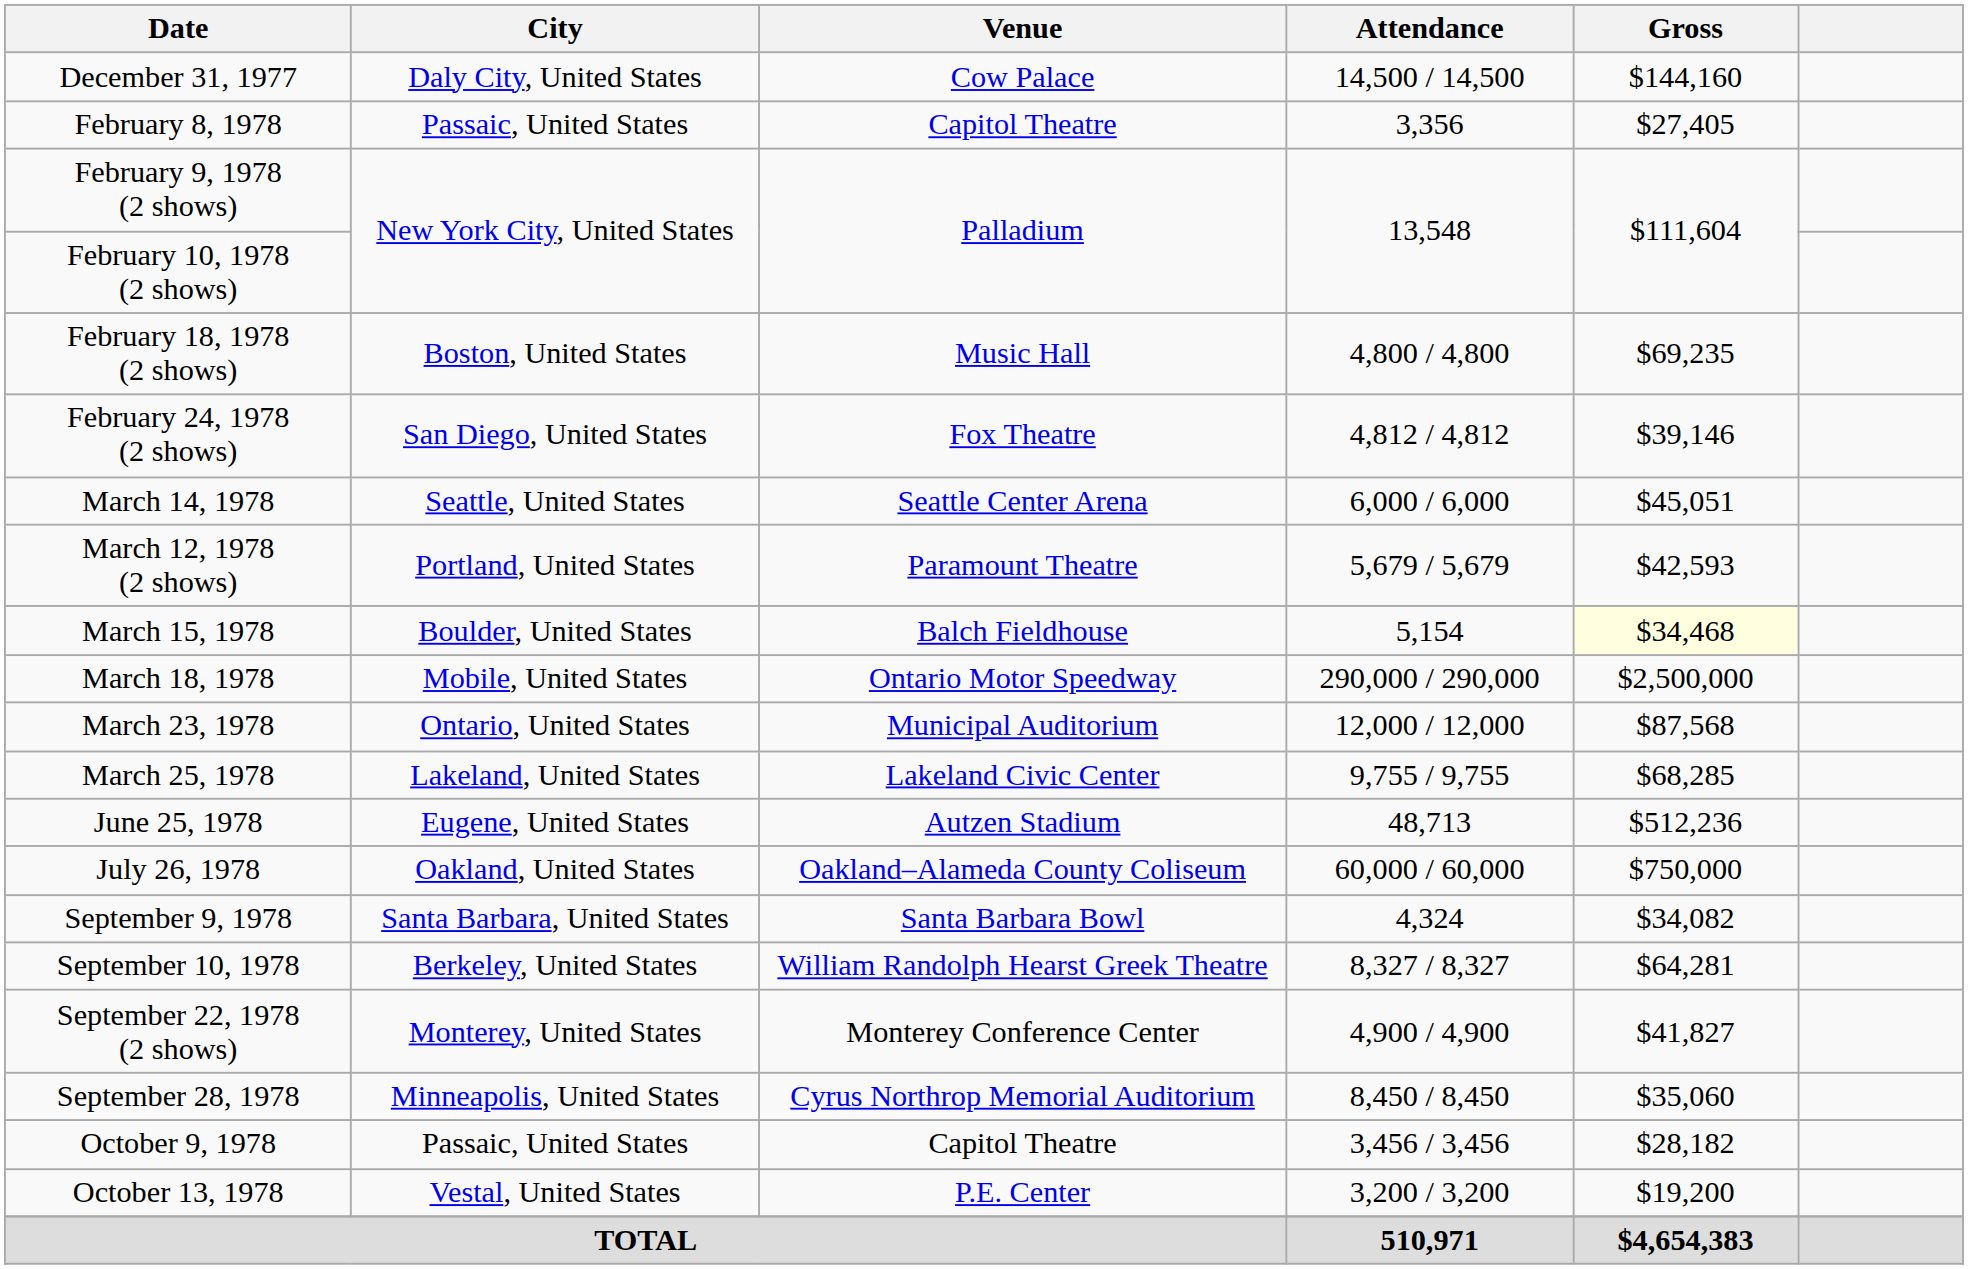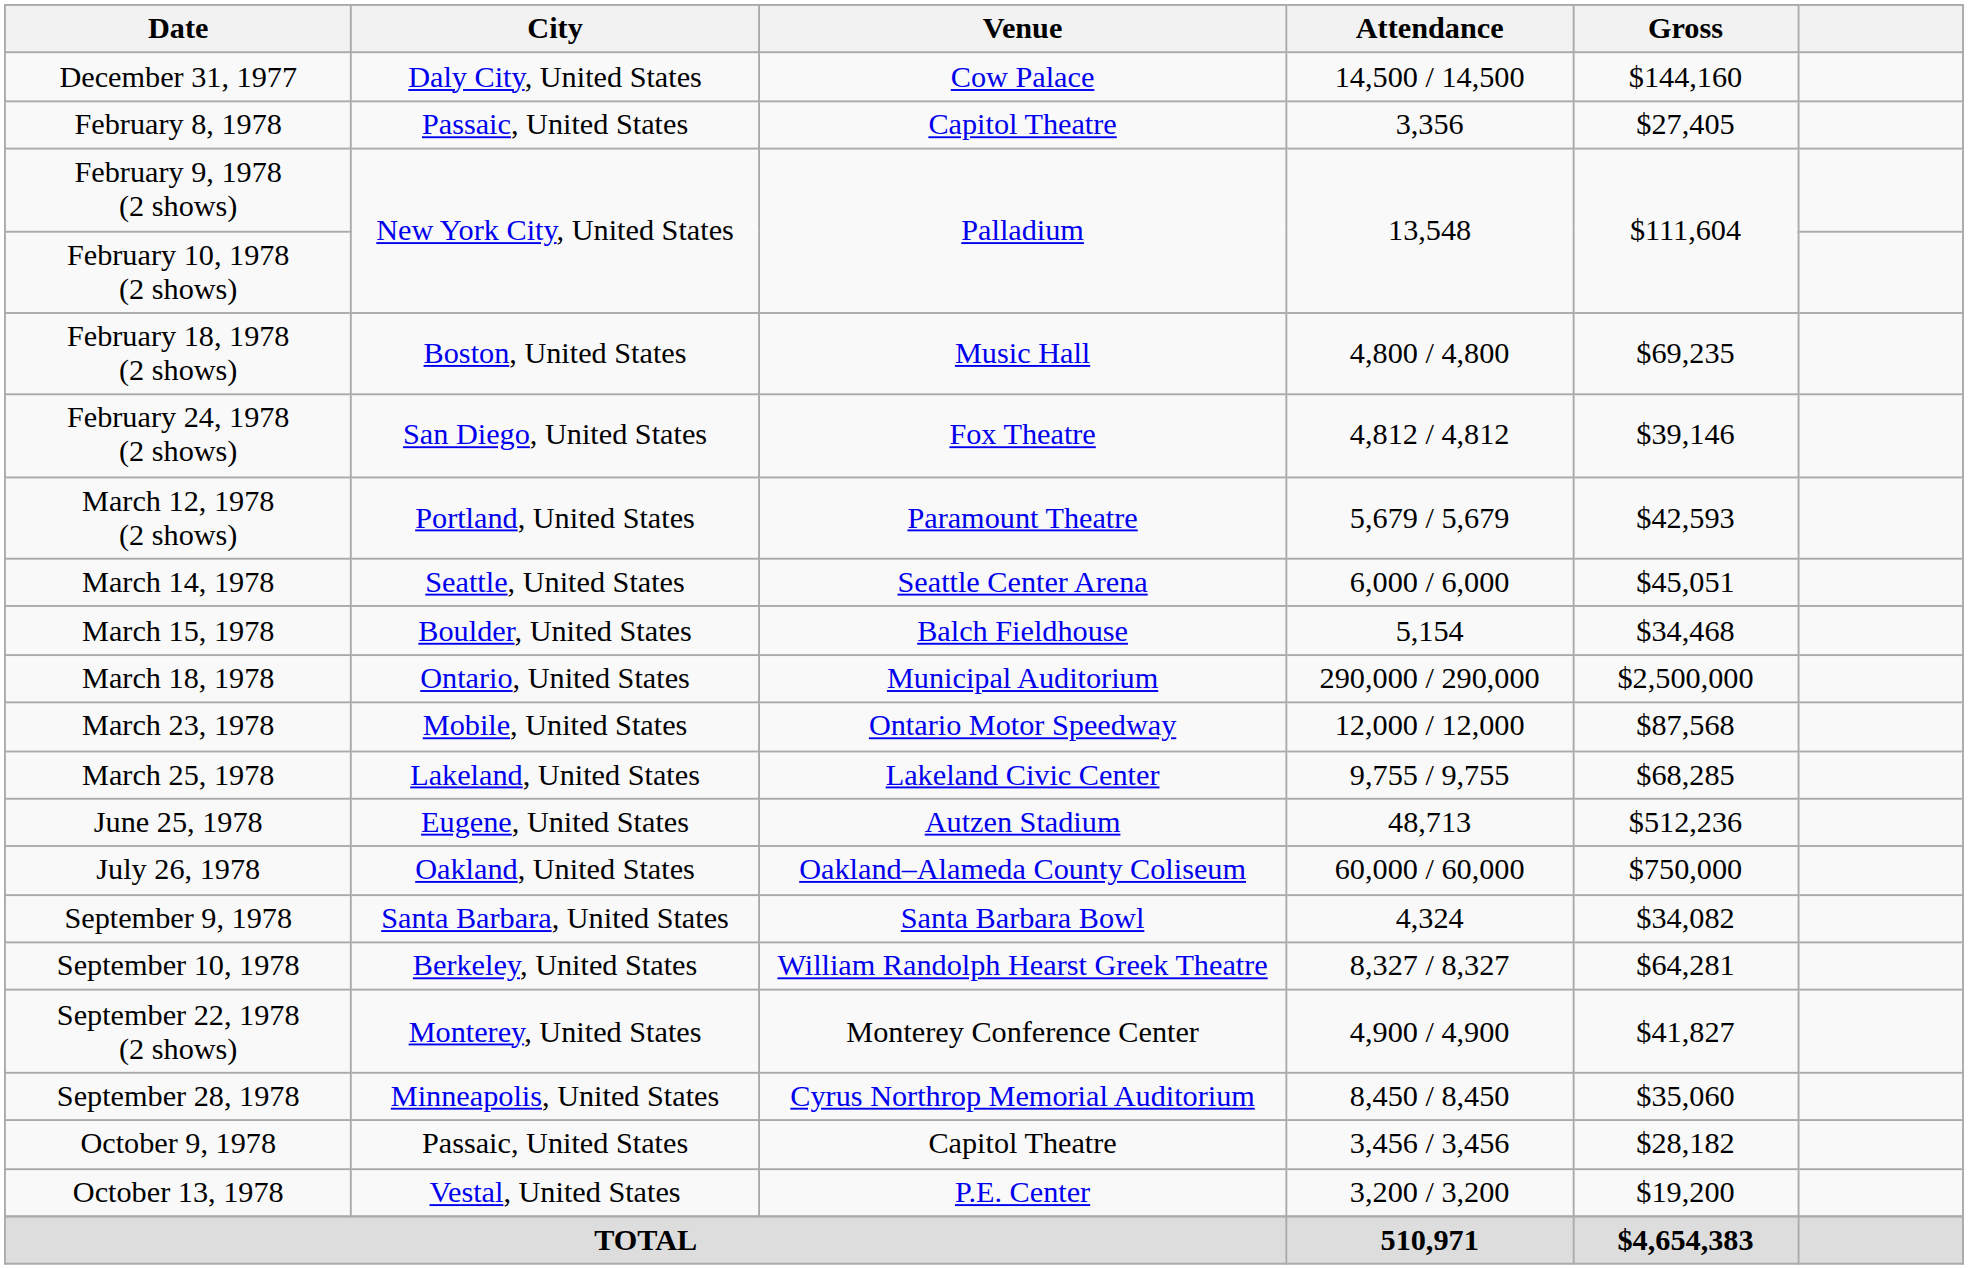rows swapped: (178, 565) <-> (178, 500)
(1686, 630) lightyellow background -> (1686, 630) no background
(555, 678) Mobile, United States -> (555, 678) Ontario, United States
(1023, 678) Ontario Motor Speedway -> (1023, 678) Municipal Auditorium
(555, 726) Ontario, United States -> (555, 726) Mobile, United States
(1023, 726) Municipal Auditorium -> (1023, 726) Ontario Motor Speedway
